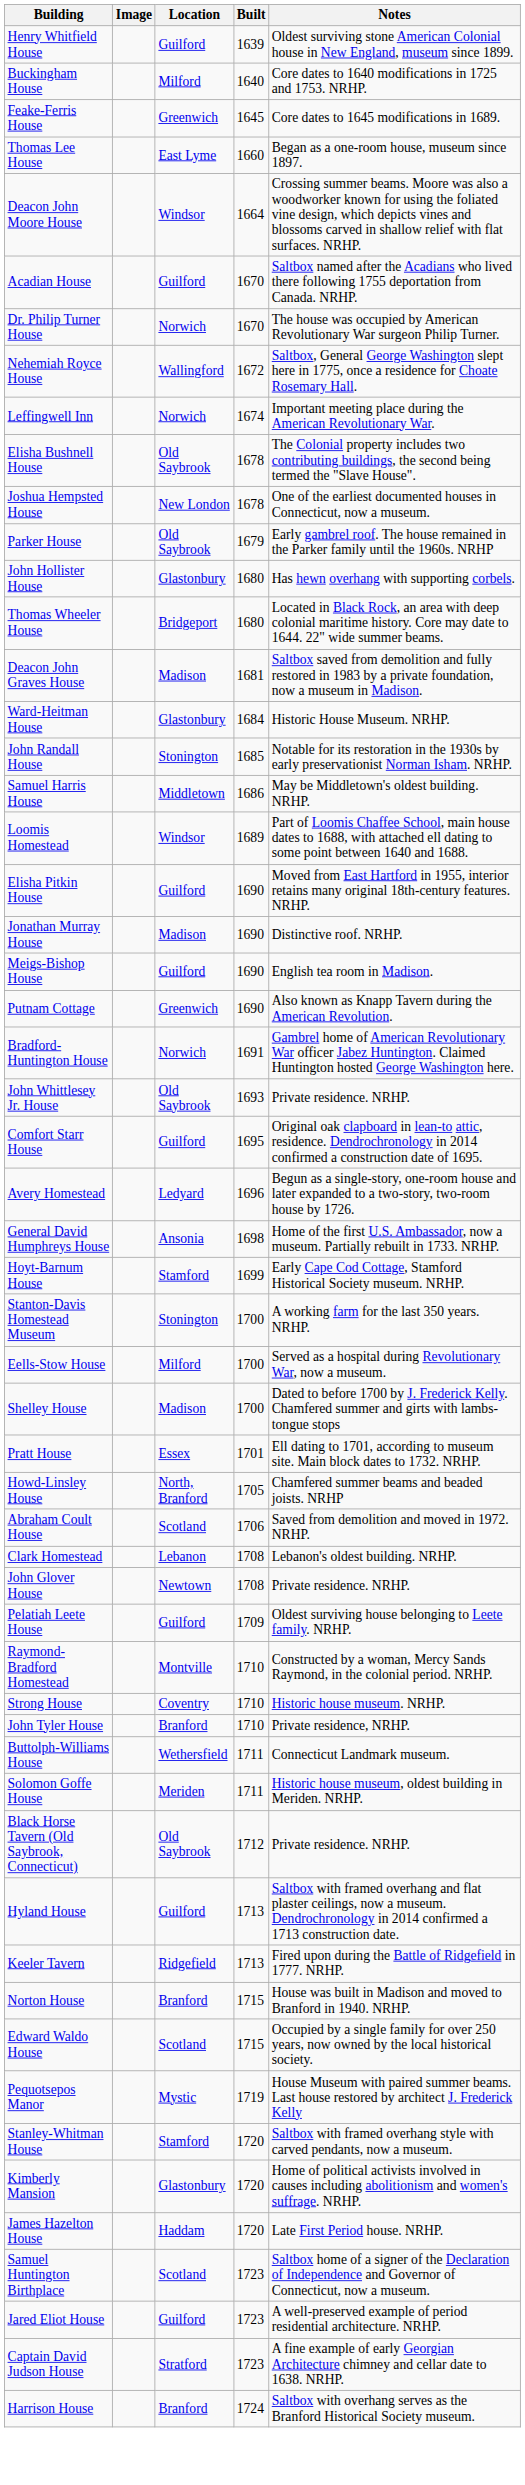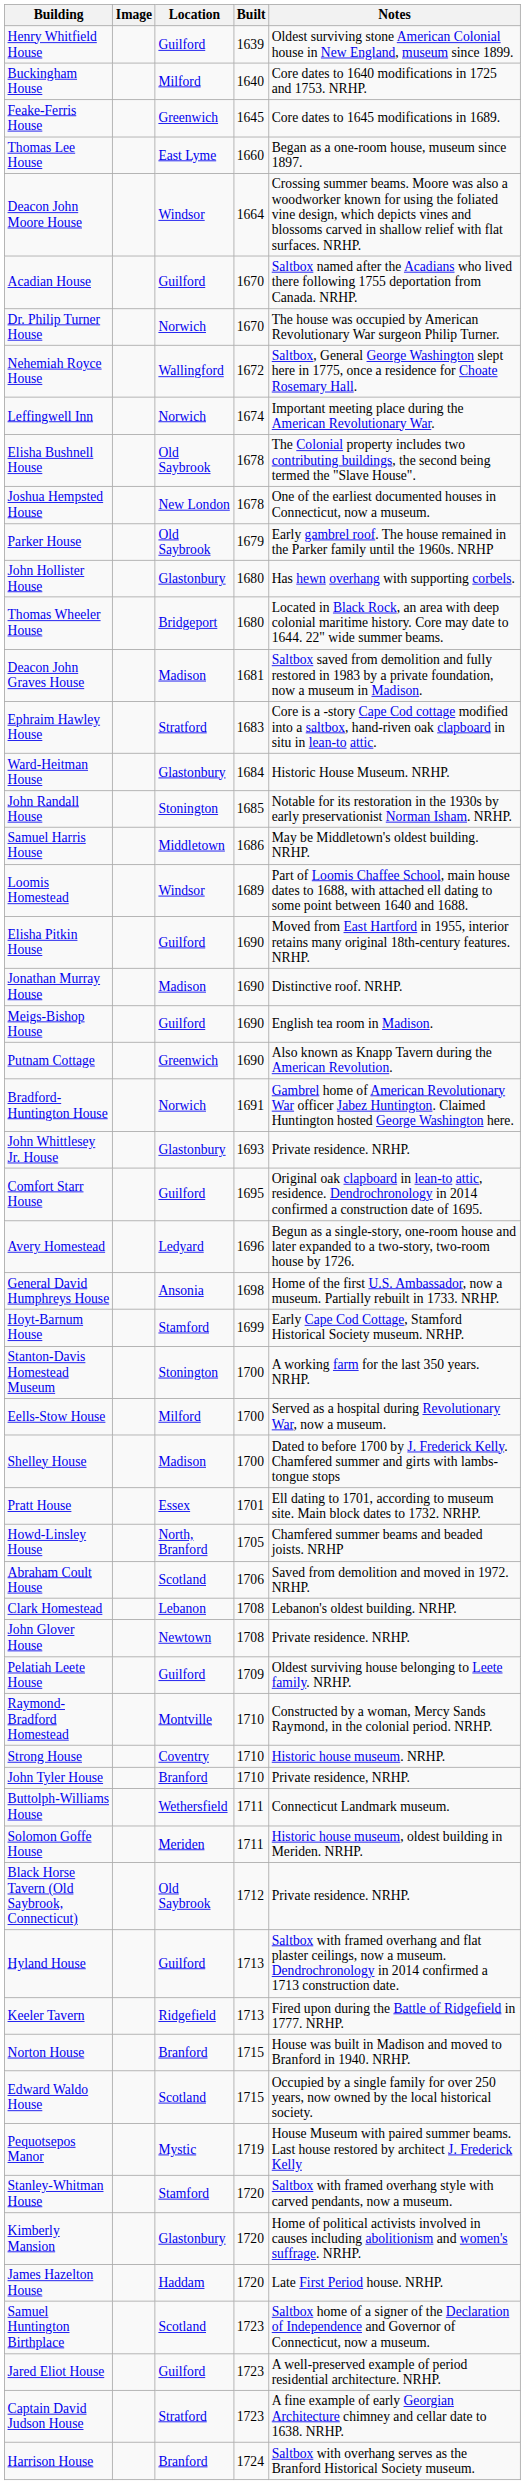+ row: (54, 727)
(184, 1097) Old Saybrook -> (192, 1149) Glastonbury
